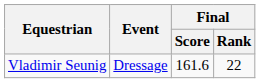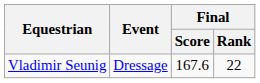(192, 66) 161.6 -> (192, 66) 167.6
